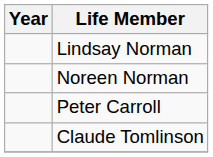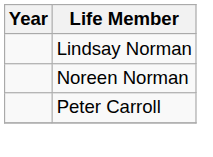- row: (130, 136)
